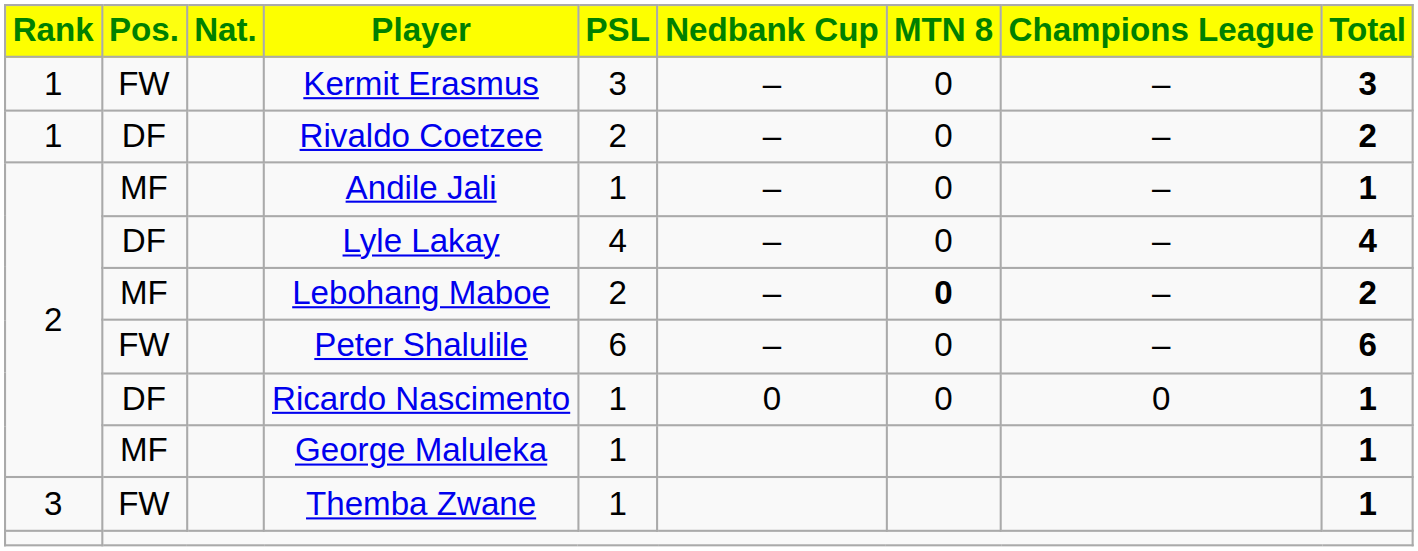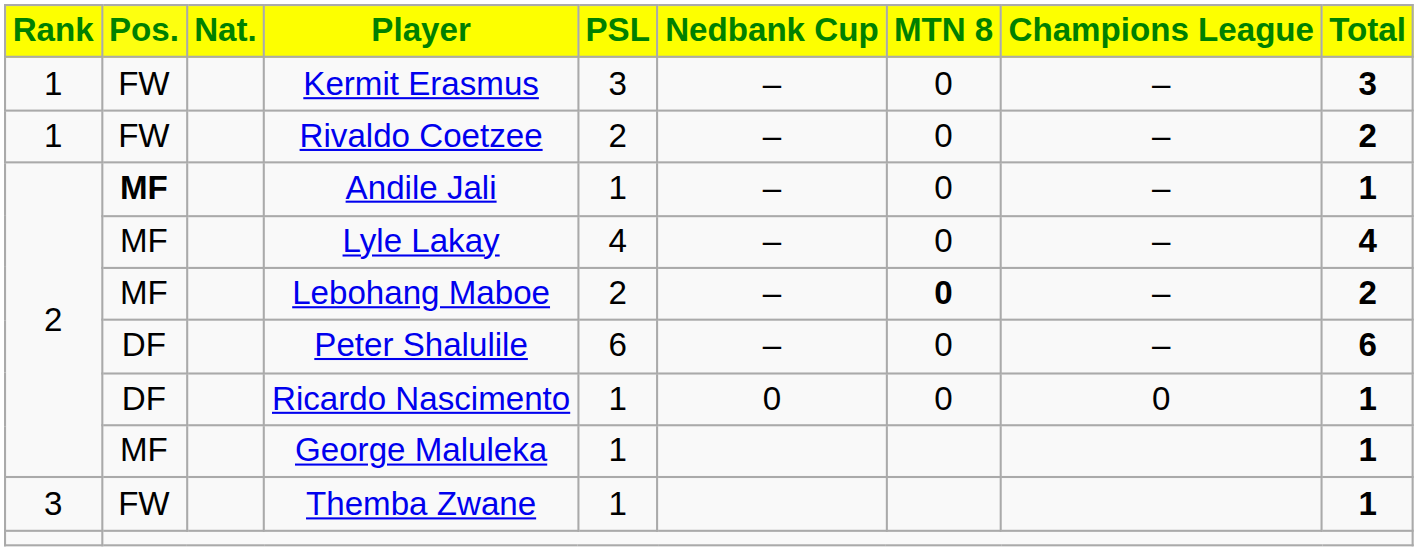(144, 135) DF -> (144, 135) FW
(144, 188) normal -> (144, 188) bold
(144, 240) DF -> (144, 240) MF
(144, 345) FW -> (144, 345) DF
